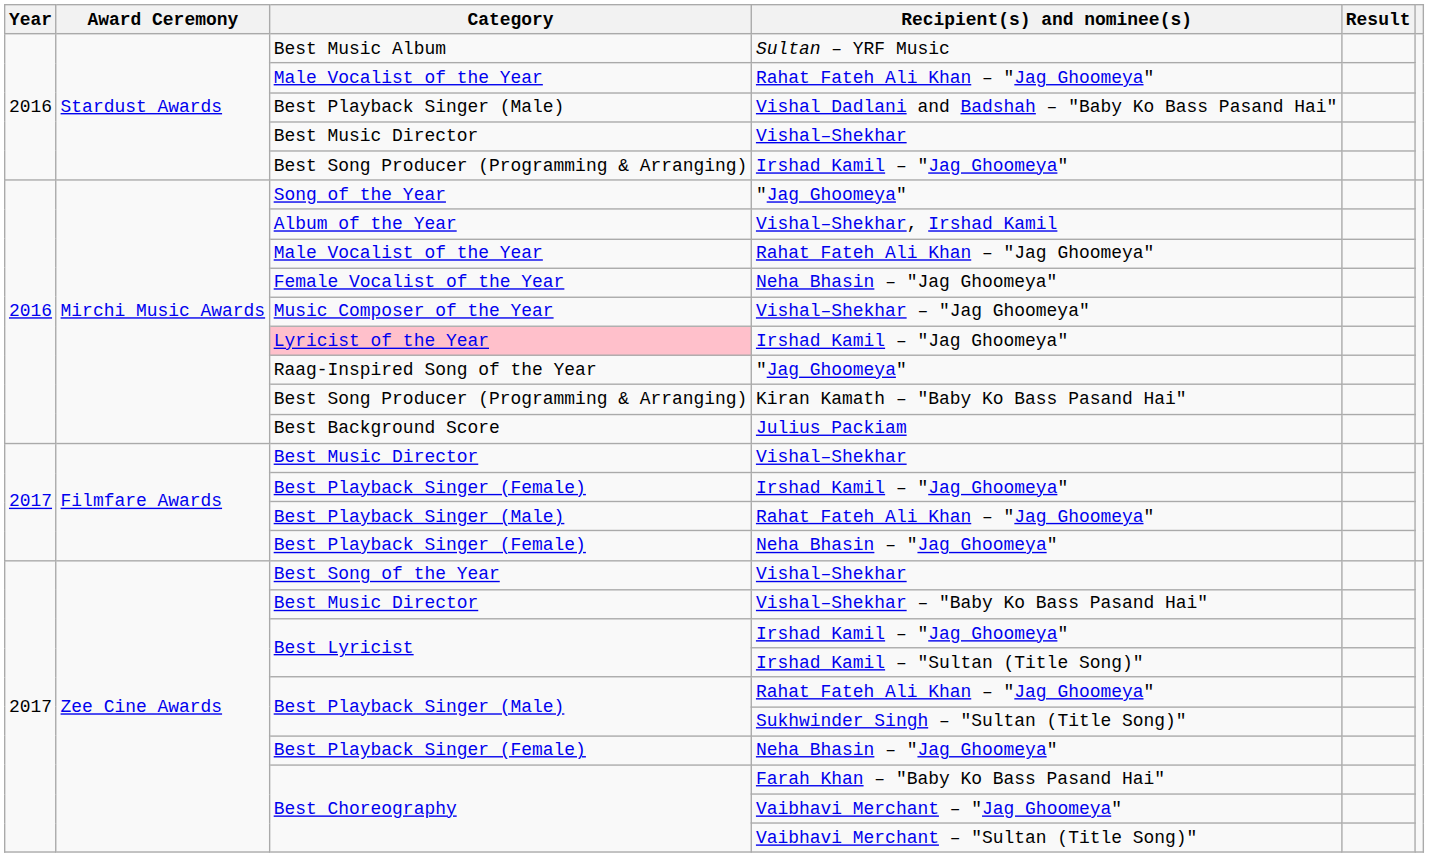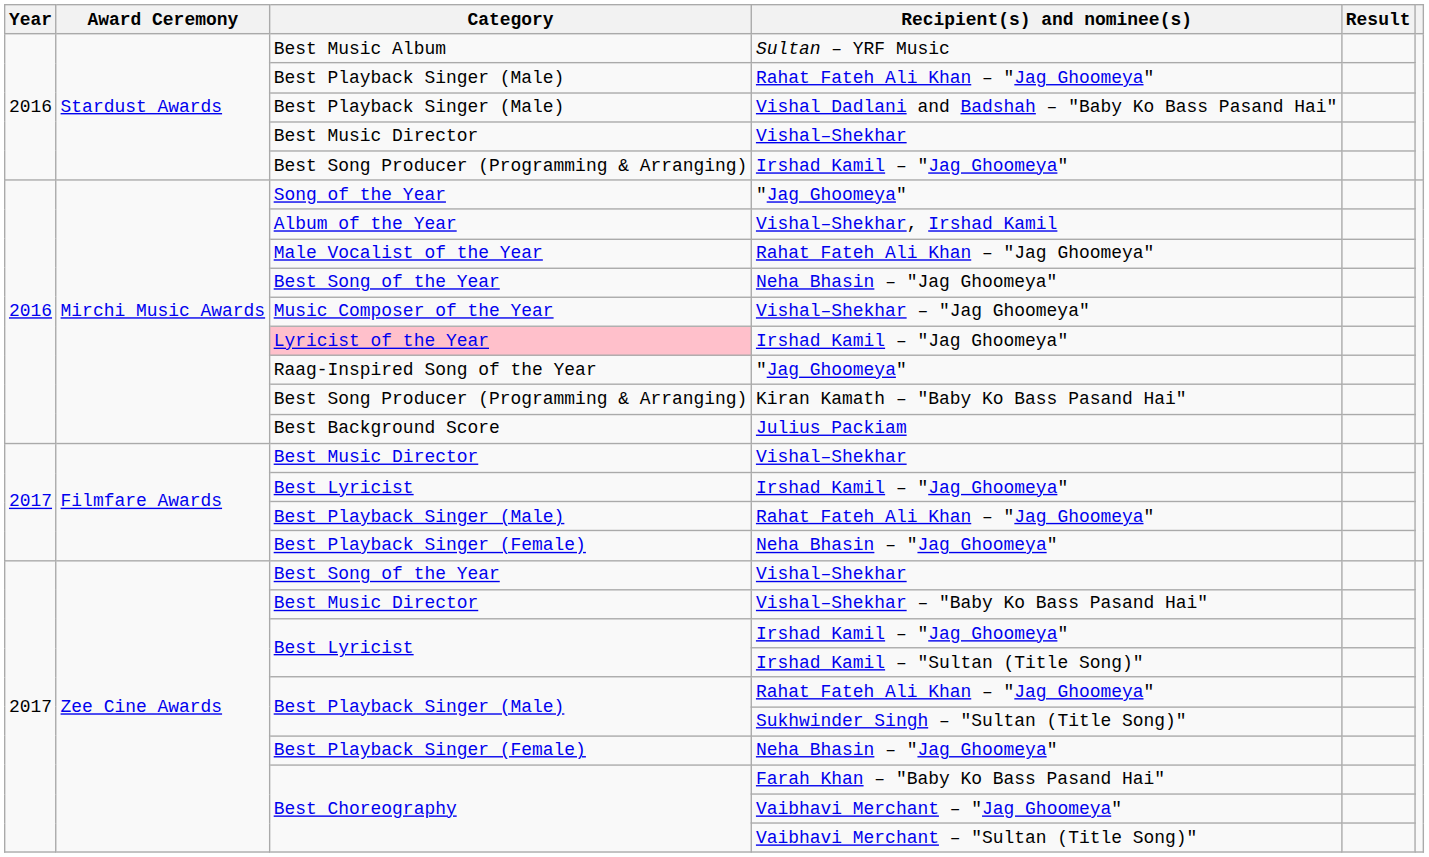(408, 78) Male Vocalist of the Year -> (419, 78) Best Playback Singer (Male)
(419, 282) Female Vocalist of the Year -> (387, 282) Best Song of the Year
(430, 487) Best Playback Singer (Female) -> (344, 487) Best Lyricist
